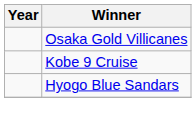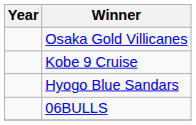+ row: (76, 108)
